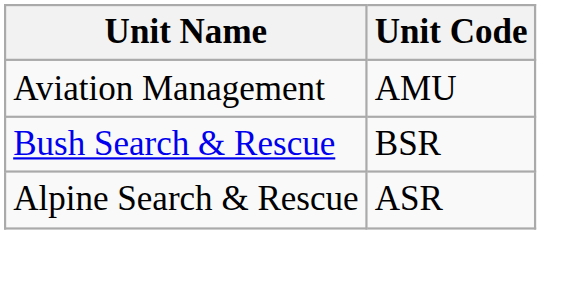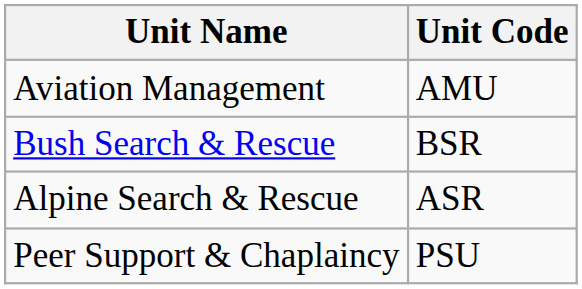+ row: (206, 254)
